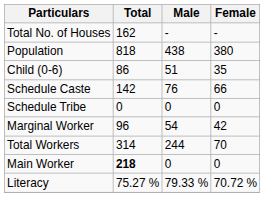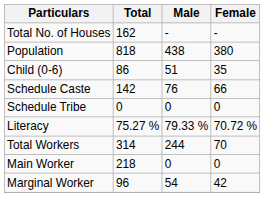rows swapped: (28, 182) <-> (50, 126)
(126, 164) bold -> (126, 164) normal
